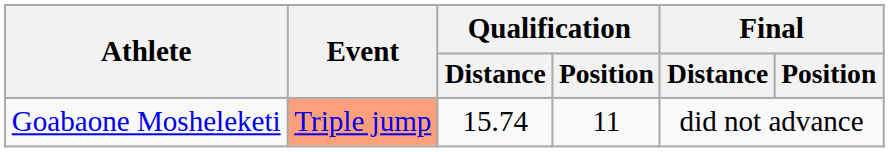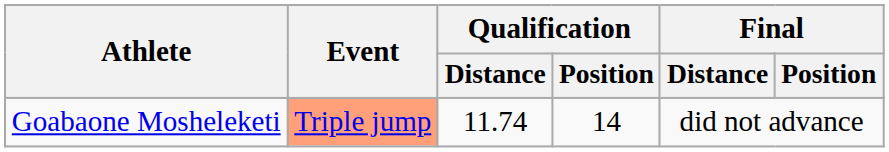(495, 122) 15.74 -> (495, 122) 11.74
(606, 122) 11 -> (606, 122) 14
